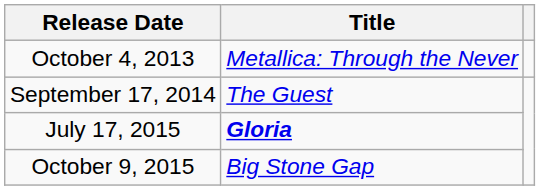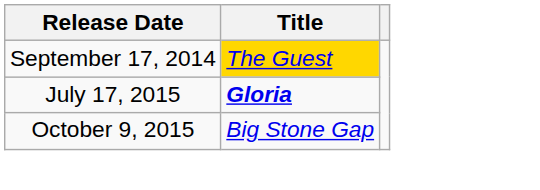- row: (113, 58)
(279, 94) no background -> (279, 58) gold background
